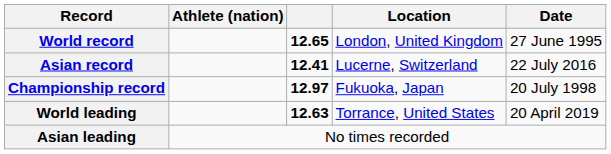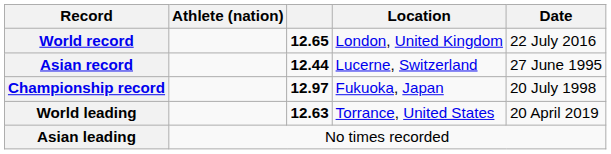(556, 40) 27 June 1995 -> (553, 40) 22 July 2016
(310, 64) 12.41 -> (310, 64) 12.44
(553, 64) 22 July 2016 -> (556, 64) 27 June 1995
